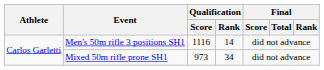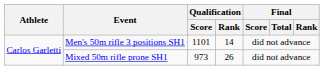(201, 42) 1116 -> (201, 42) 1101
(229, 58) 34 -> (229, 58) 26
